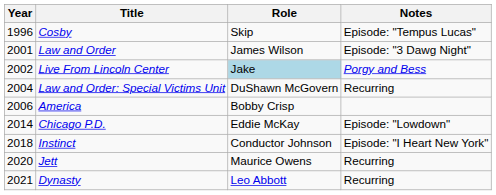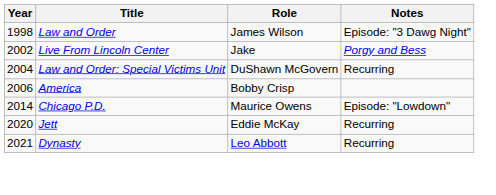- row: (55, 32)
(20, 50) 2001 -> (20, 32) 1998
(243, 69) lightblue background -> (243, 50) no background
(265, 124) Eddie McKay -> (271, 106) Maurice Owens
- row: (57, 143)
(271, 161) Maurice Owens -> (265, 124) Eddie McKay
